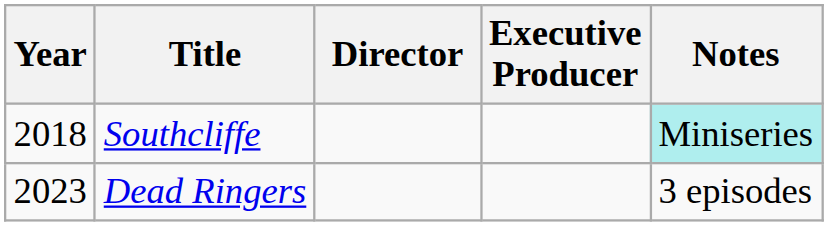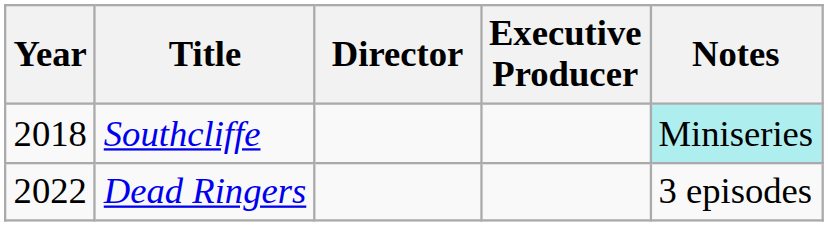(50, 190) 2023 -> (50, 190) 2022
